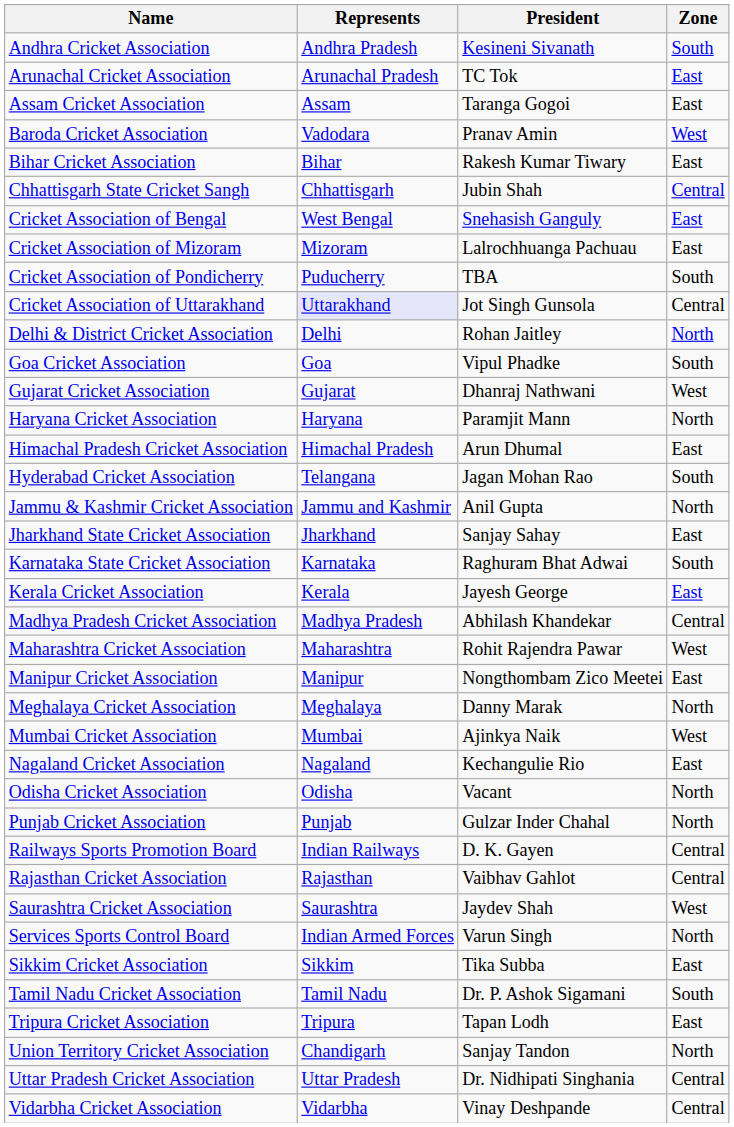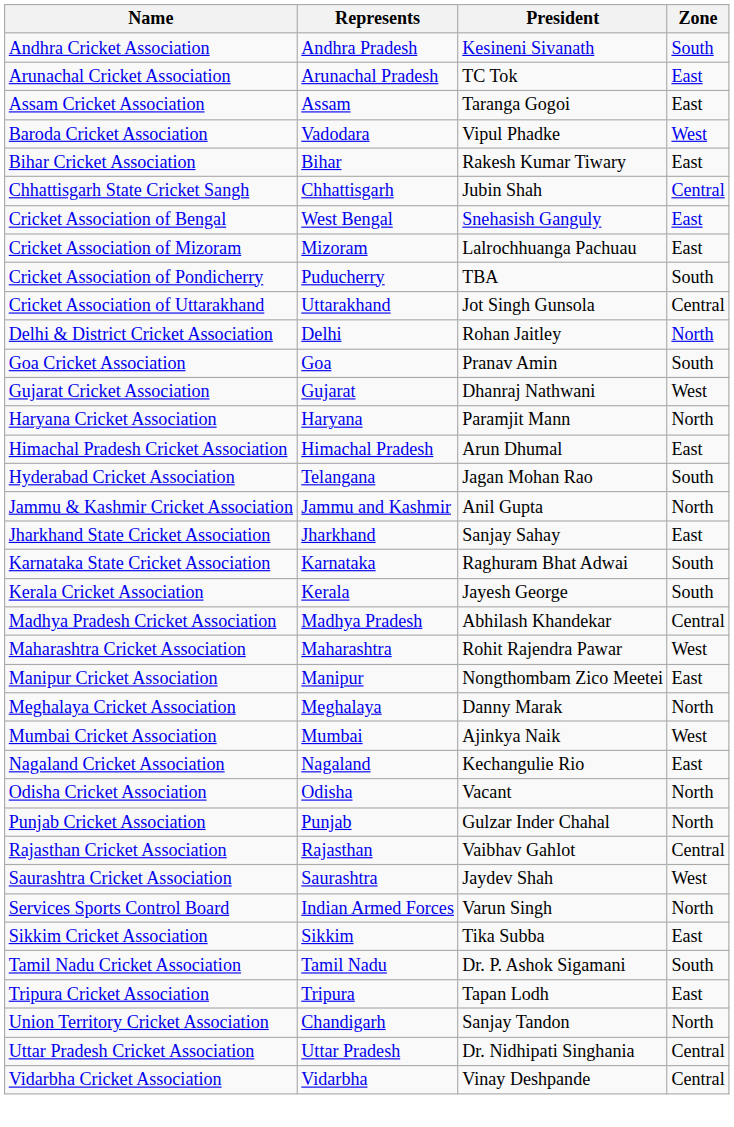(510, 133) Pranav Amin -> (511, 133) Vipul Phadke
(346, 305) lavender background -> (346, 305) no background
(511, 362) Vipul Phadke -> (510, 362) Pranav Amin
(687, 592) East -> (693, 592) South
- row: (133, 850)
